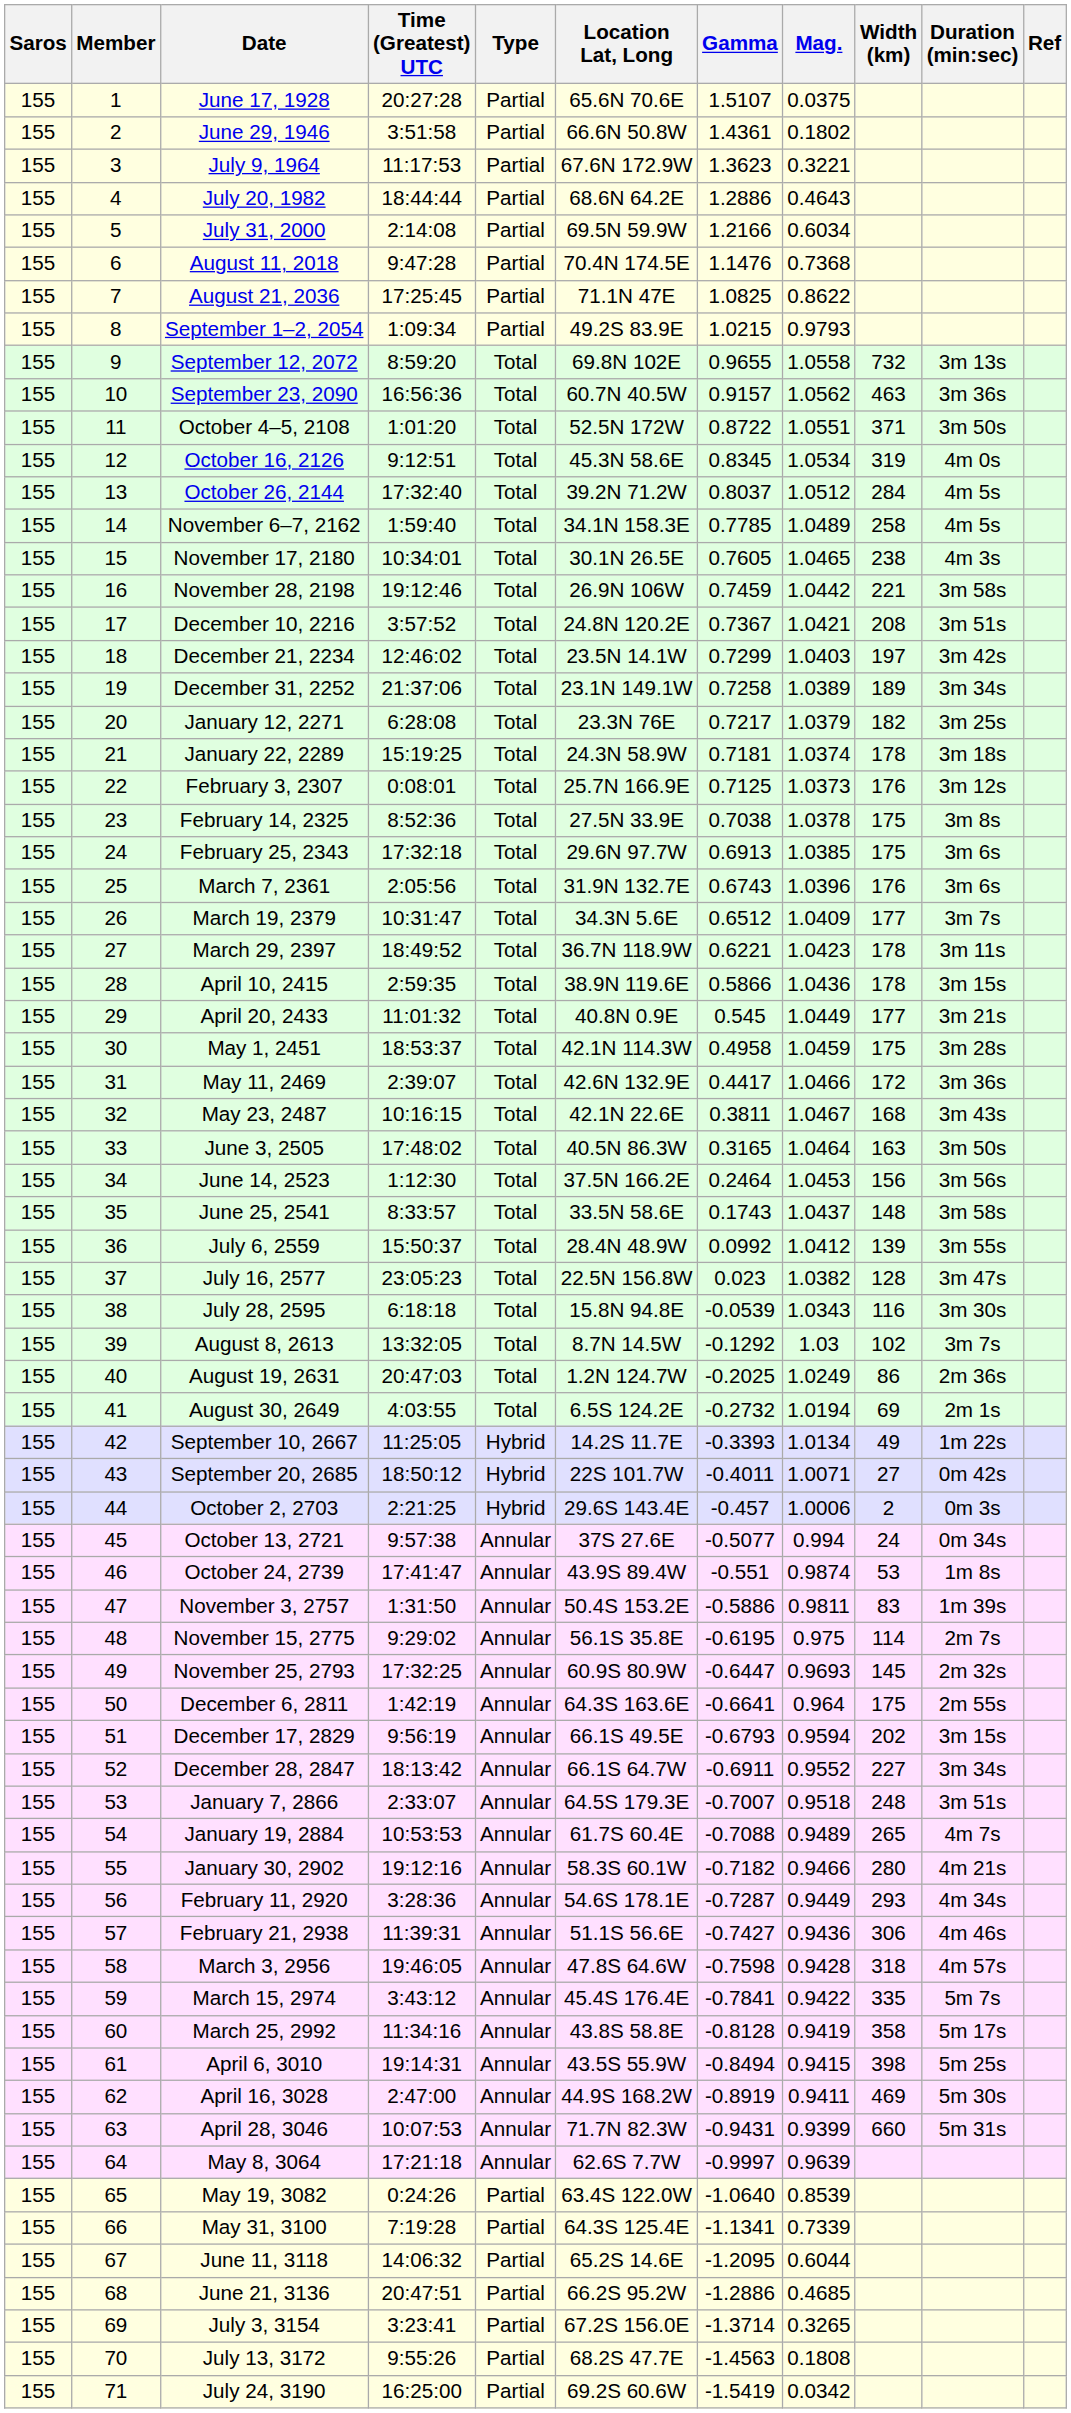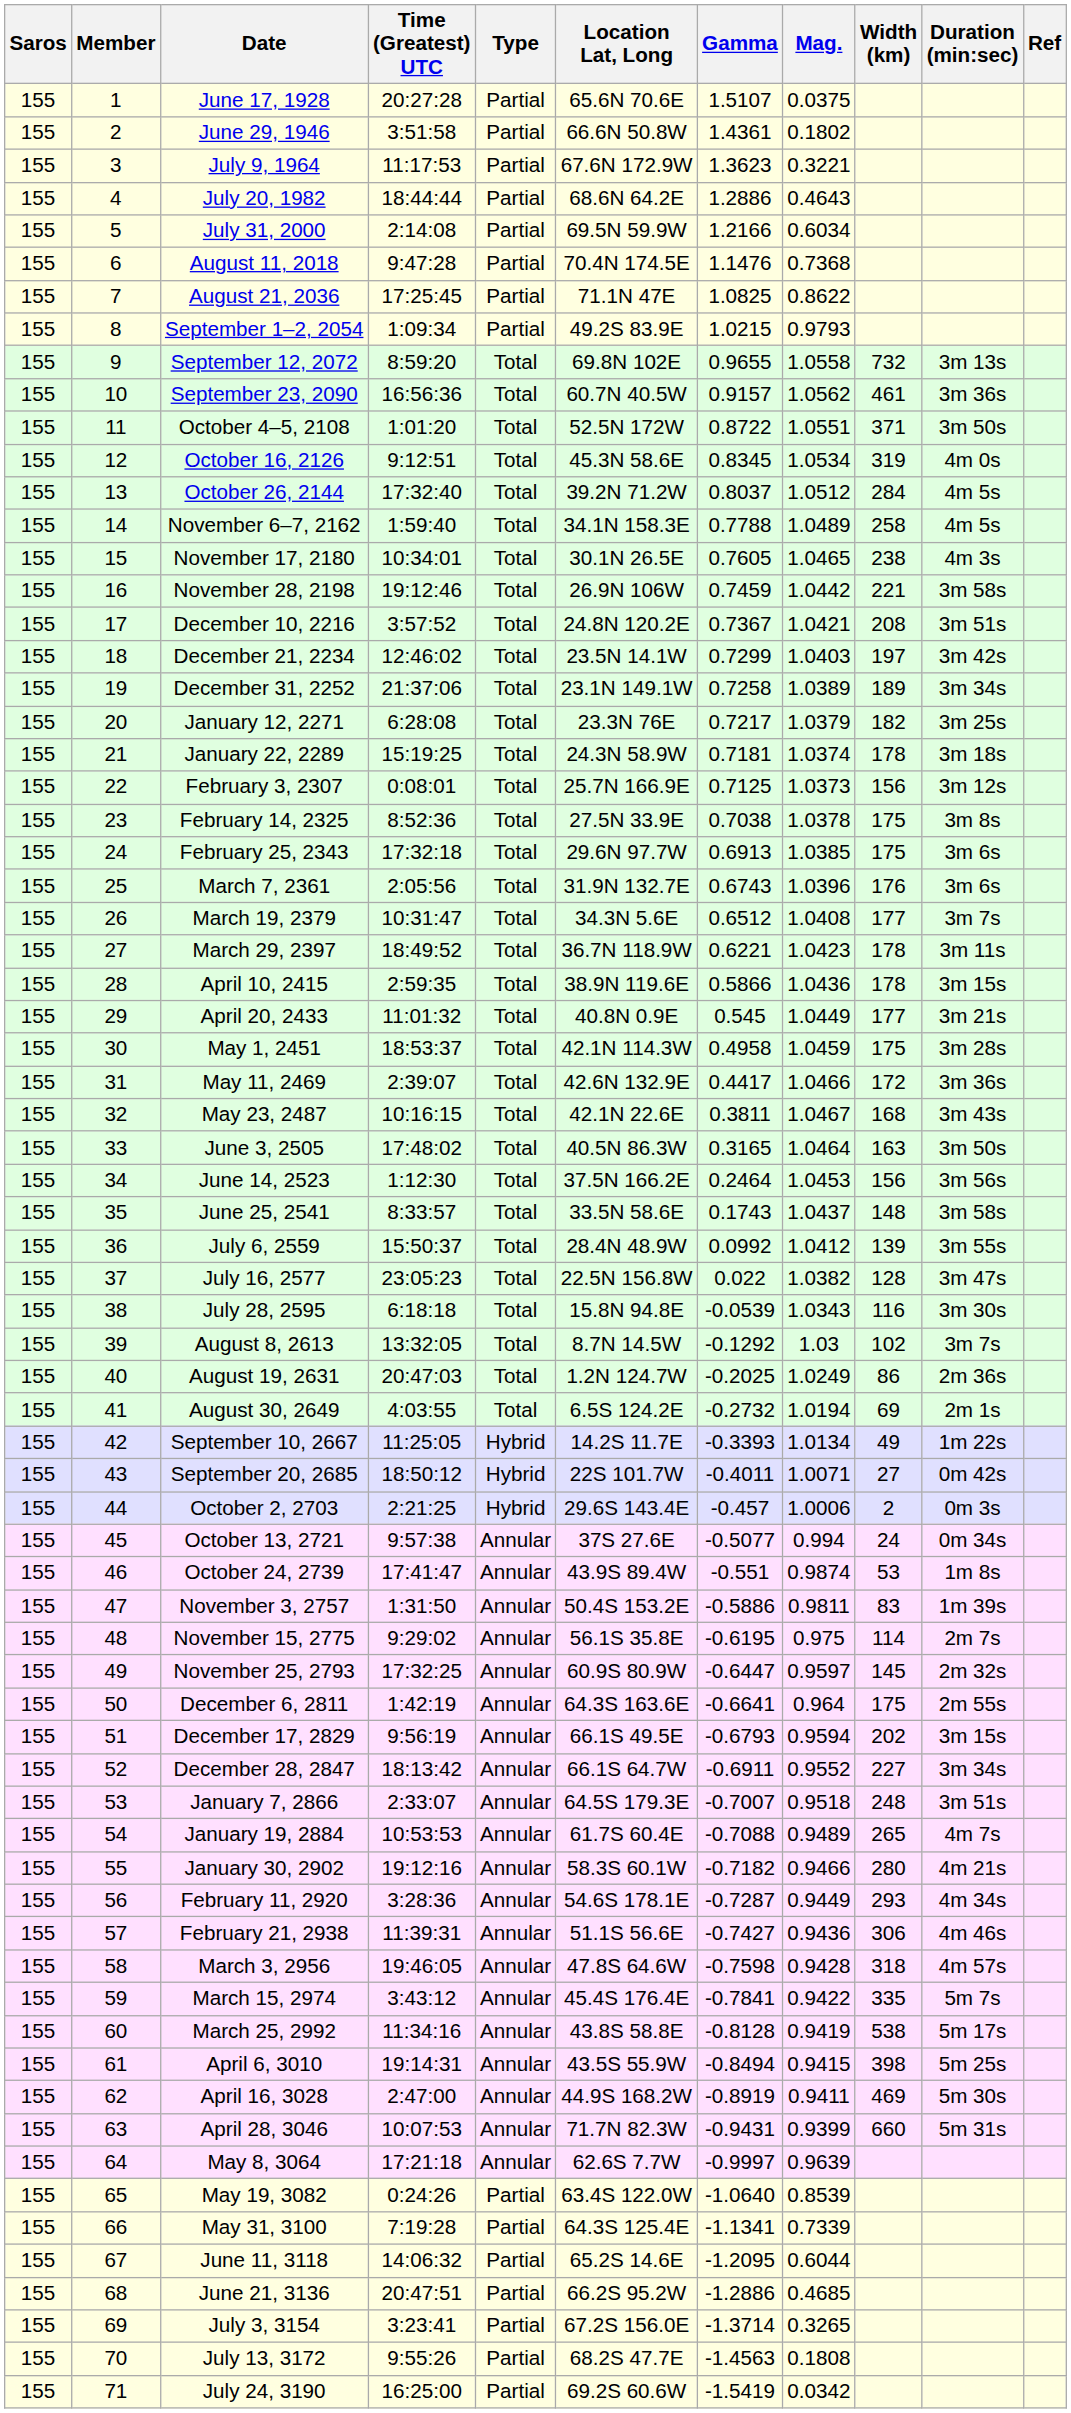(889, 394) 463 -> (889, 394) 461
(740, 525) 0.7785 -> (740, 525) 0.7788
(889, 787) 176 -> (889, 787) 156
(819, 918) 1.0409 -> (819, 918) 1.0408
(740, 1278) 0.023 -> (740, 1278) 0.022
(819, 1671) 0.9693 -> (819, 1671) 0.9597
(889, 2031) 358 -> (889, 2031) 538
